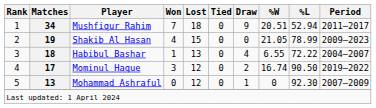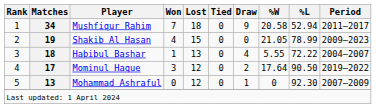(274, 26) 20.51 -> (274, 26) 20.58
(274, 54) 6.55 -> (274, 54) 5.55
(274, 68) 16.74 -> (274, 68) 17.64
